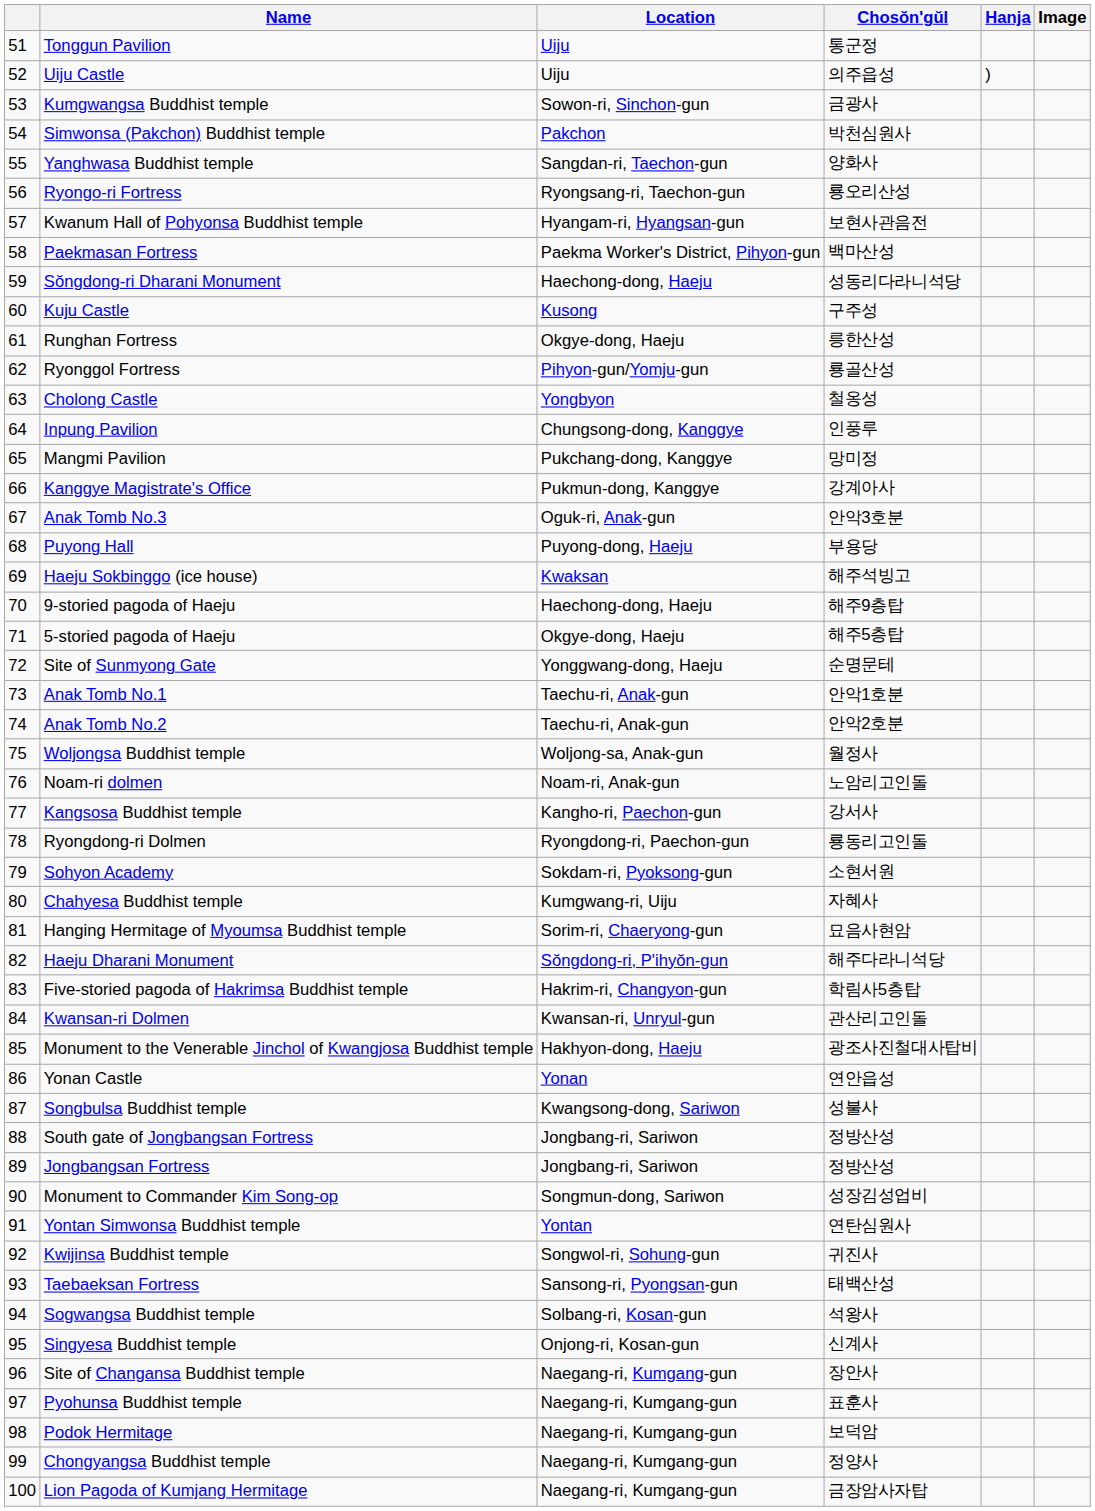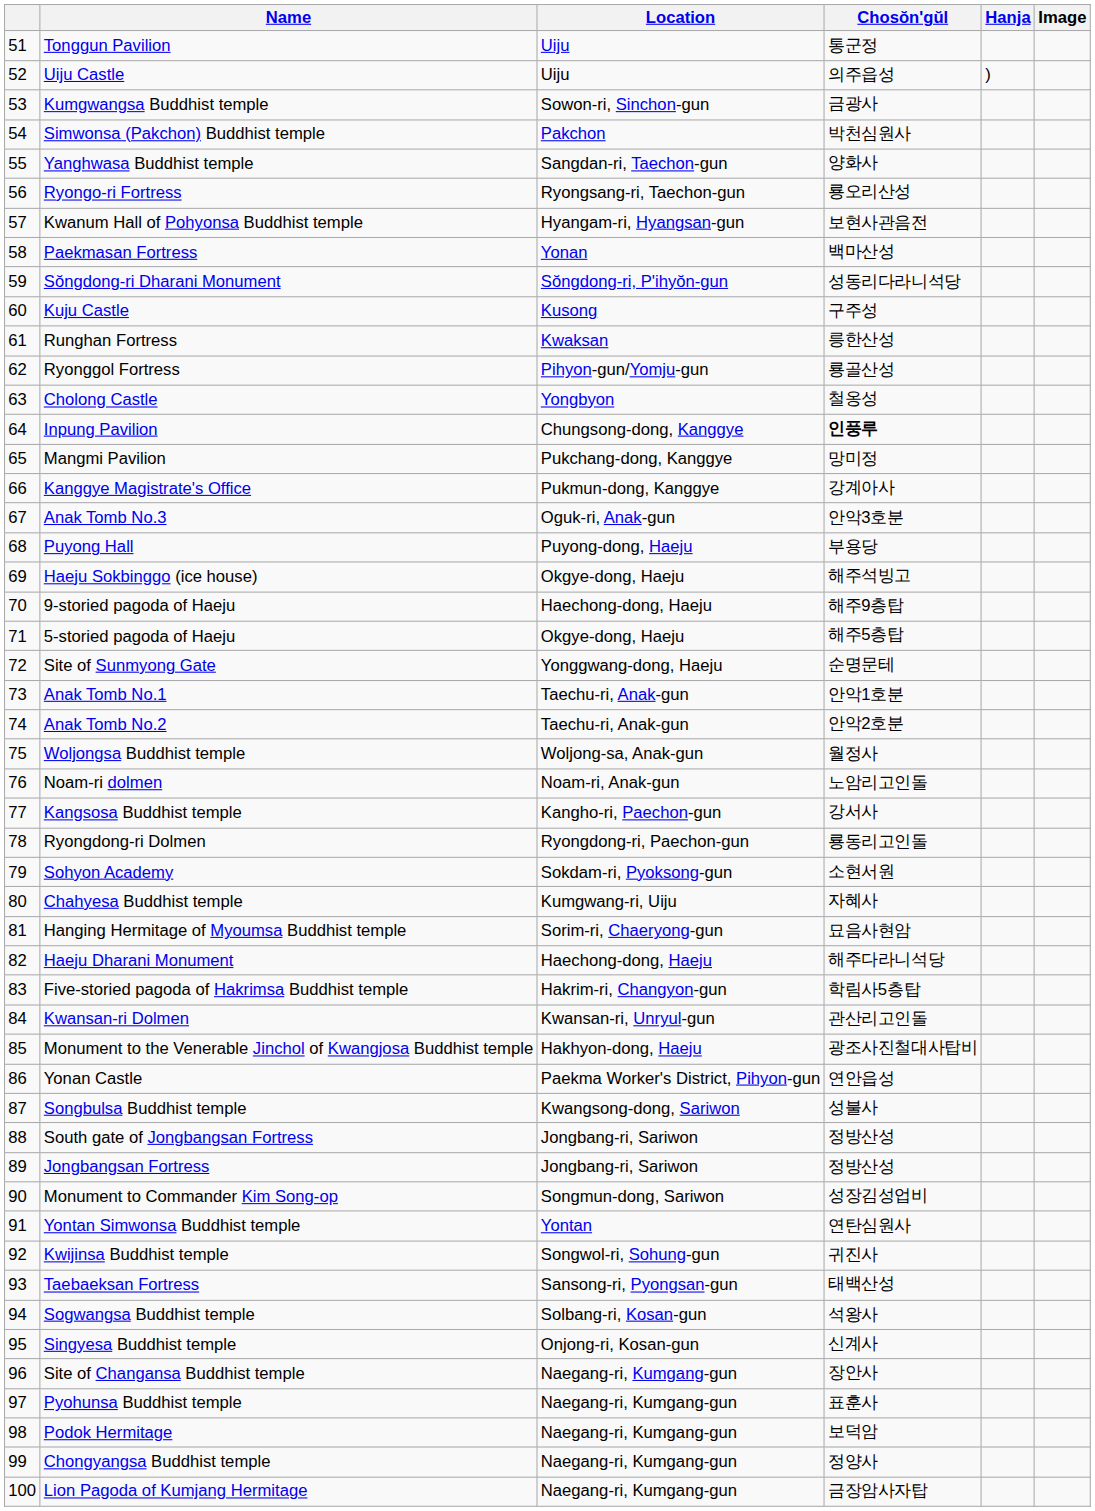(681, 252) Paekma Worker's District, Pihyon-gun -> (564, 252) Yonan
(626, 281) Haechong-dong, Haeju -> (634, 281) Sŏngdong-ri, P'ihyŏn-gun
(613, 340) Okgye-dong, Haeju -> (575, 340) Kwaksan
(853, 428) normal -> (853, 428) bold
(575, 576) Kwaksan -> (613, 576) Okgye-dong, Haeju
(634, 960) Sŏngdong-ri, P'ihyŏn-gun -> (626, 960) Haechong-dong, Haeju
(564, 1078) Yonan -> (681, 1078) Paekma Worker's District, Pihyon-gun
